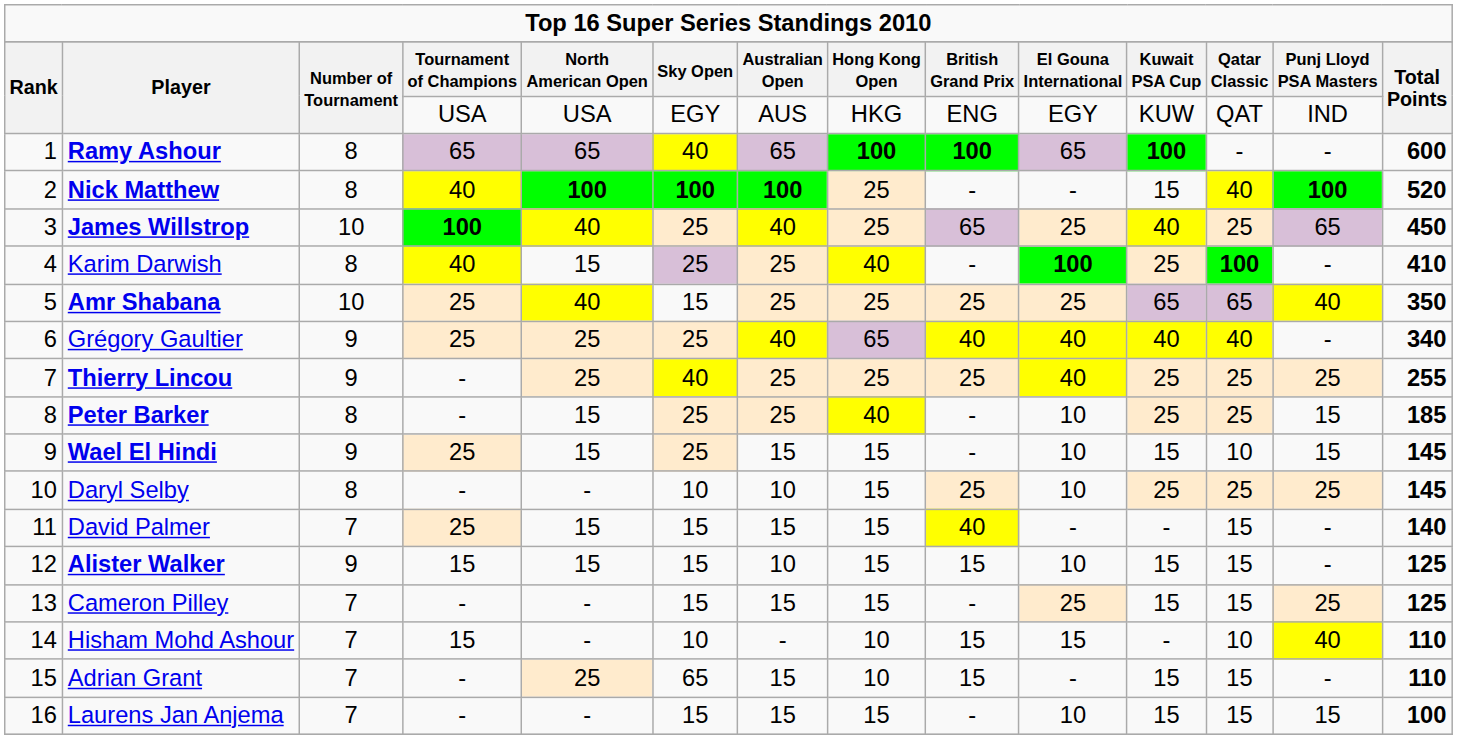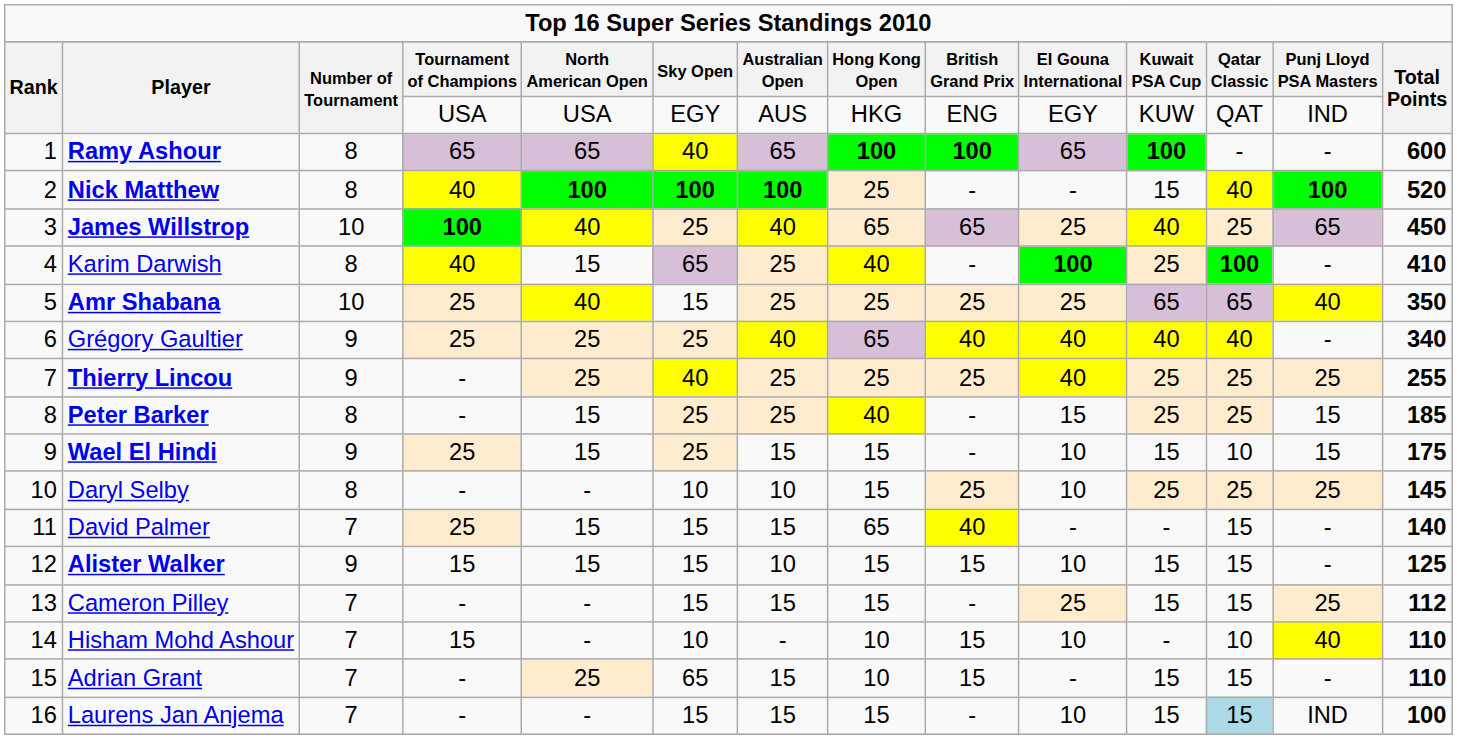(877, 227) 25 -> (877, 227) 65
(695, 264) 25 -> (695, 264) 65
(1073, 415) 10 -> (1073, 415) 15
(1427, 452) 145 -> (1427, 452) 175
(877, 527) 15 -> (877, 527) 65
(1427, 602) 125 -> (1427, 602) 112
(1073, 640) 15 -> (1073, 640) 10
(1239, 715) no background -> (1239, 715) lightblue background
(1328, 715) 15 -> (1328, 715) IND
